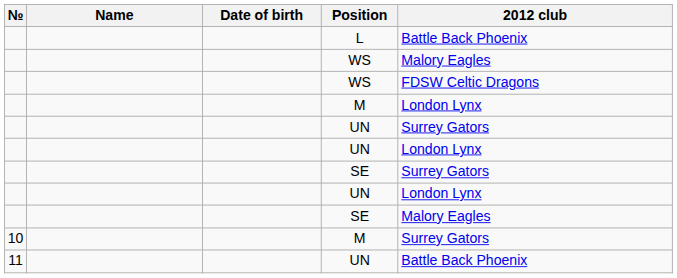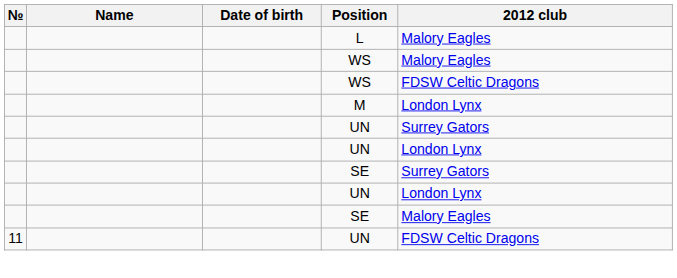(464, 37) Battle Back Phoenix -> (446, 37) Malory Eagles
- row: (16, 238)
(464, 261) Battle Back Phoenix -> (470, 238) FDSW Celtic Dragons
